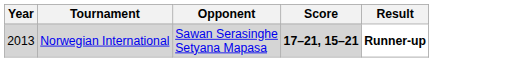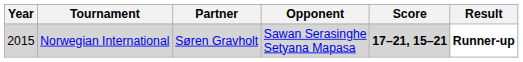+ column: (217, 14)
(21, 41) 2013 -> (21, 41) 2015
